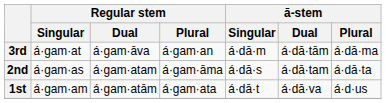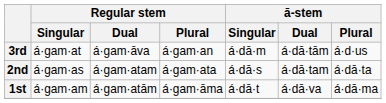(356, 51) á·dā·ma -> (351, 51) á·d·us
(193, 70) á·gam·āma -> (189, 70) á·gam·ata
(189, 88) á·gam·ata -> (193, 88) á·gam·āma
(351, 88) á·d·us -> (356, 88) á·dā·ma
